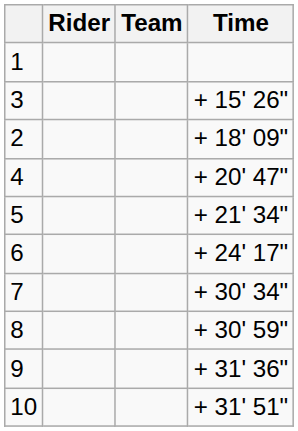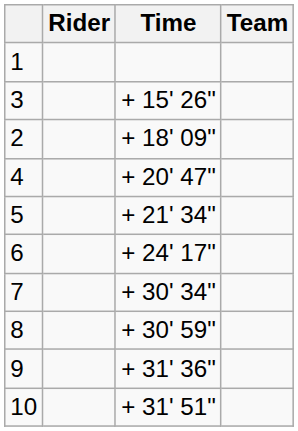columns swapped: (152, 23) <-> (241, 23)
